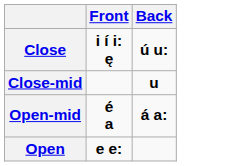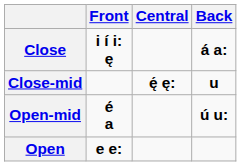+ column: (162, 16)
(154, 49) ú u: -> (214, 49) á a:
(154, 115) á a: -> (214, 115) ú u:
